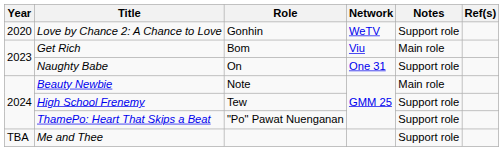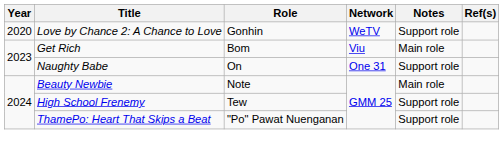- row: (70, 137)
